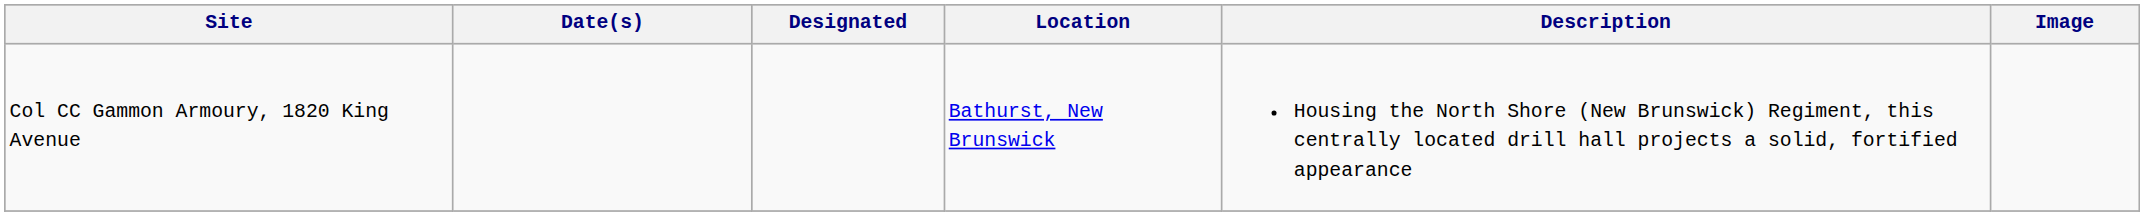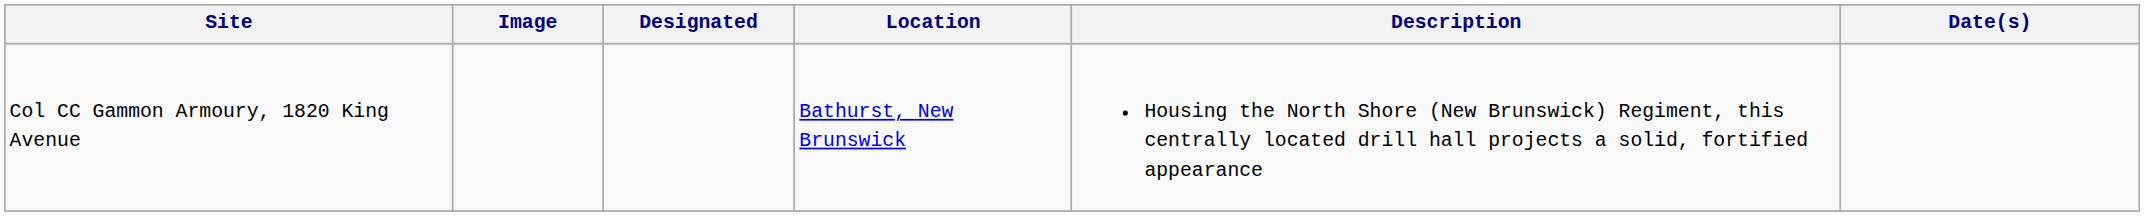columns swapped: (602, 23) <-> (2065, 23)
